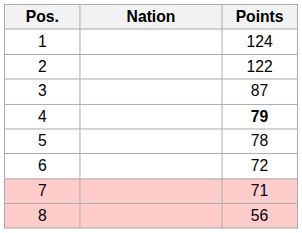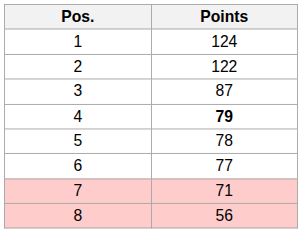- column: (151, 16)
(260, 166) 72 -> (224, 166) 77
